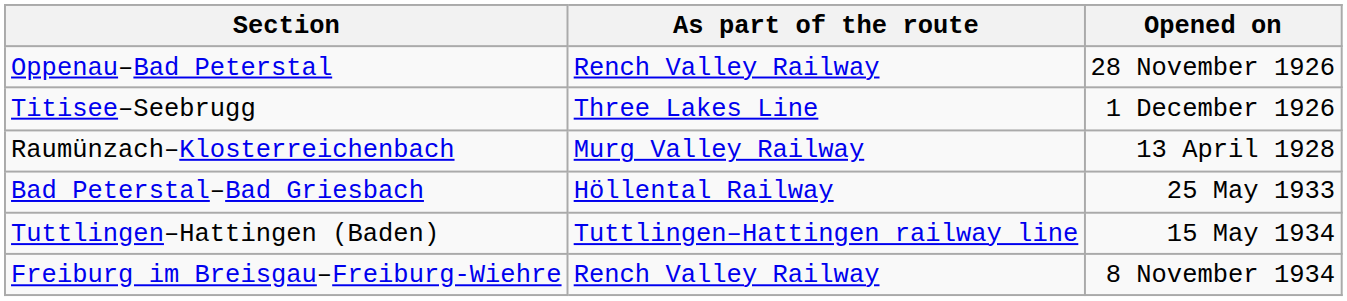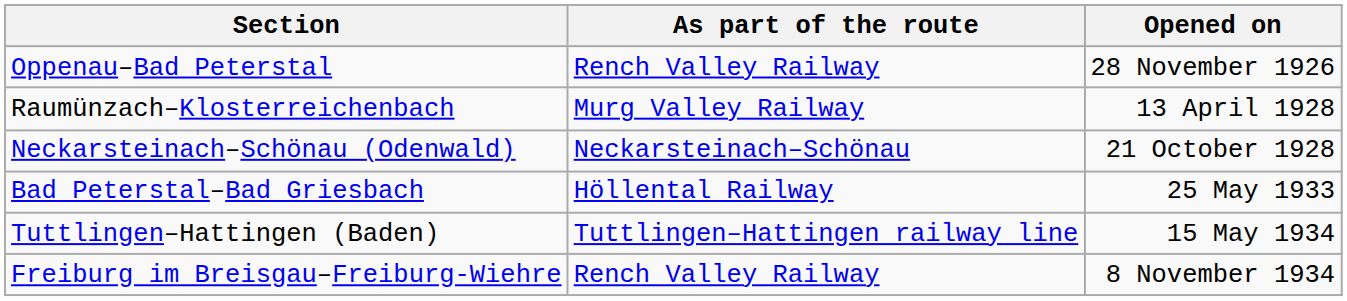- row: (133, 109)
+ row: (263, 150)
